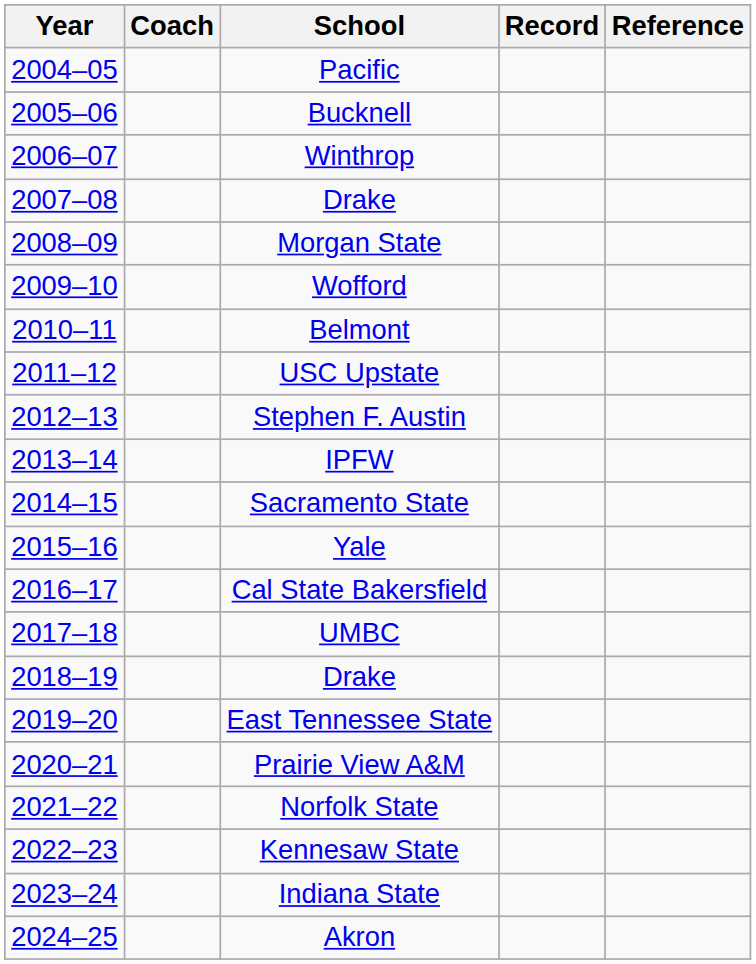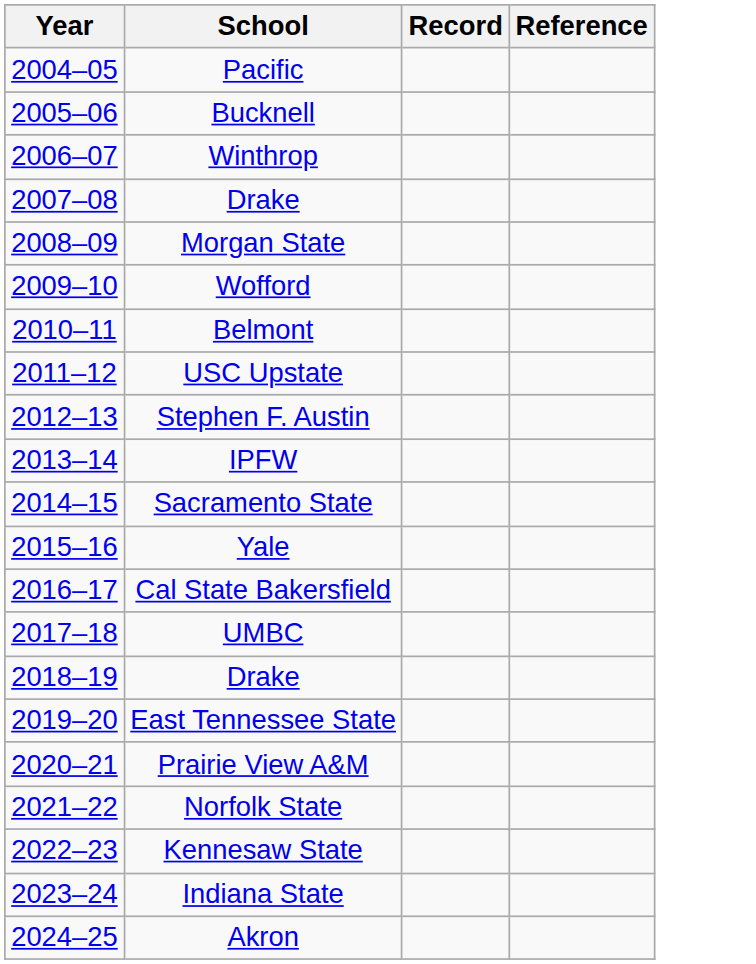- column: (172, 26)
